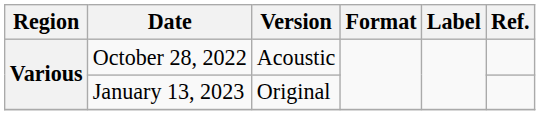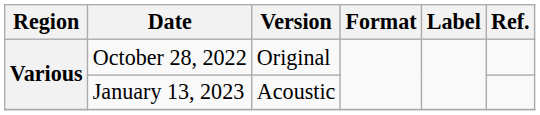(296, 57) Acoustic -> (294, 57) Original
(294, 92) Original -> (296, 92) Acoustic
